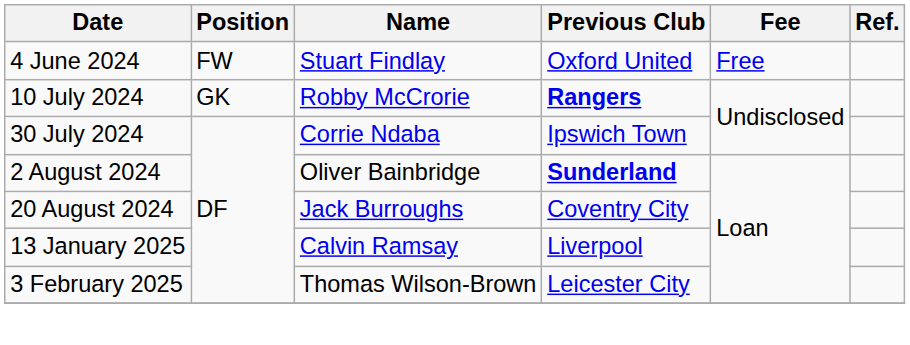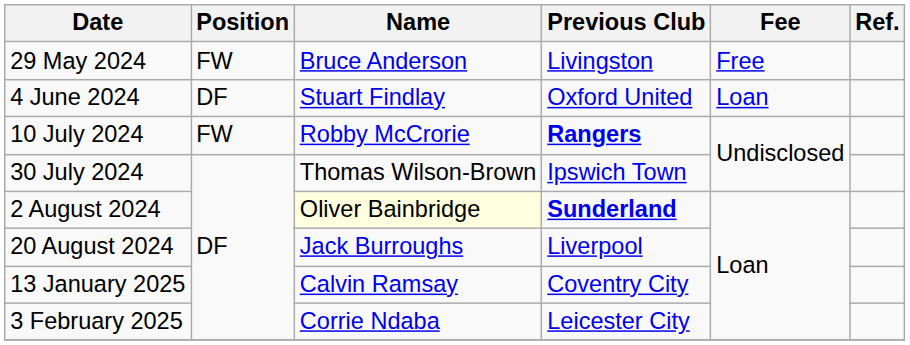+ row: (78, 60)
(215, 60) FW -> (212, 97) DF
(740, 60) Free -> (742, 97) Loan
(213, 97) GK -> (215, 135) FW
(370, 135) Corrie Ndaba -> (418, 172) Thomas Wilson-Brown
(390, 172) no background -> (390, 209) lightyellow background
(618, 209) Coventry City -> (595, 246) Liverpool
(595, 246) Liverpool -> (618, 284) Coventry City
(418, 284) Thomas Wilson-Brown -> (370, 321) Corrie Ndaba
